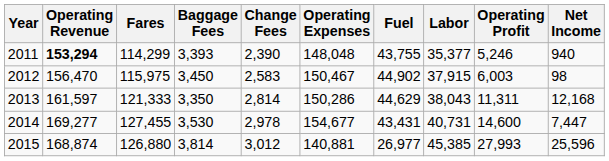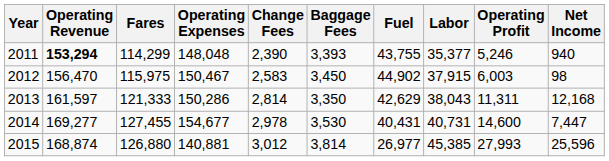columns swapped: (208, 23) <-> (337, 23)
(399, 99) 44,629 -> (399, 99) 42,629
(399, 122) 43,431 -> (399, 122) 40,431
